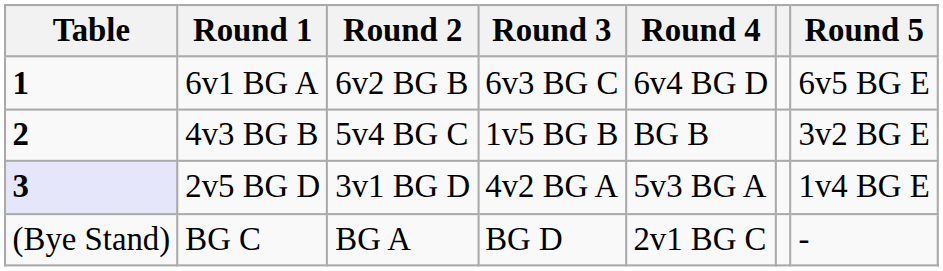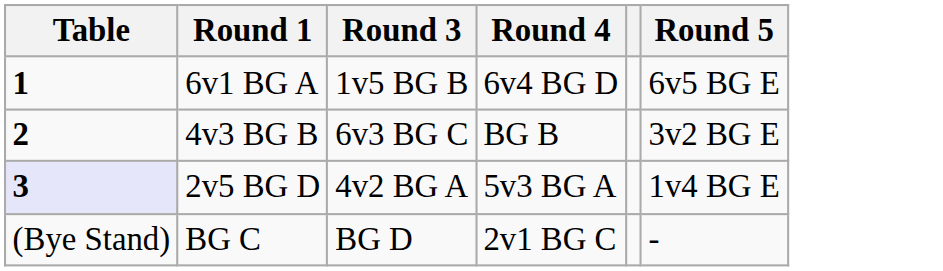- column: (403, 30)
(552, 82) 6v3 BG C -> (402, 82) 1v5 BG B
(552, 134) 1v5 BG B -> (402, 134) 6v3 BG C
